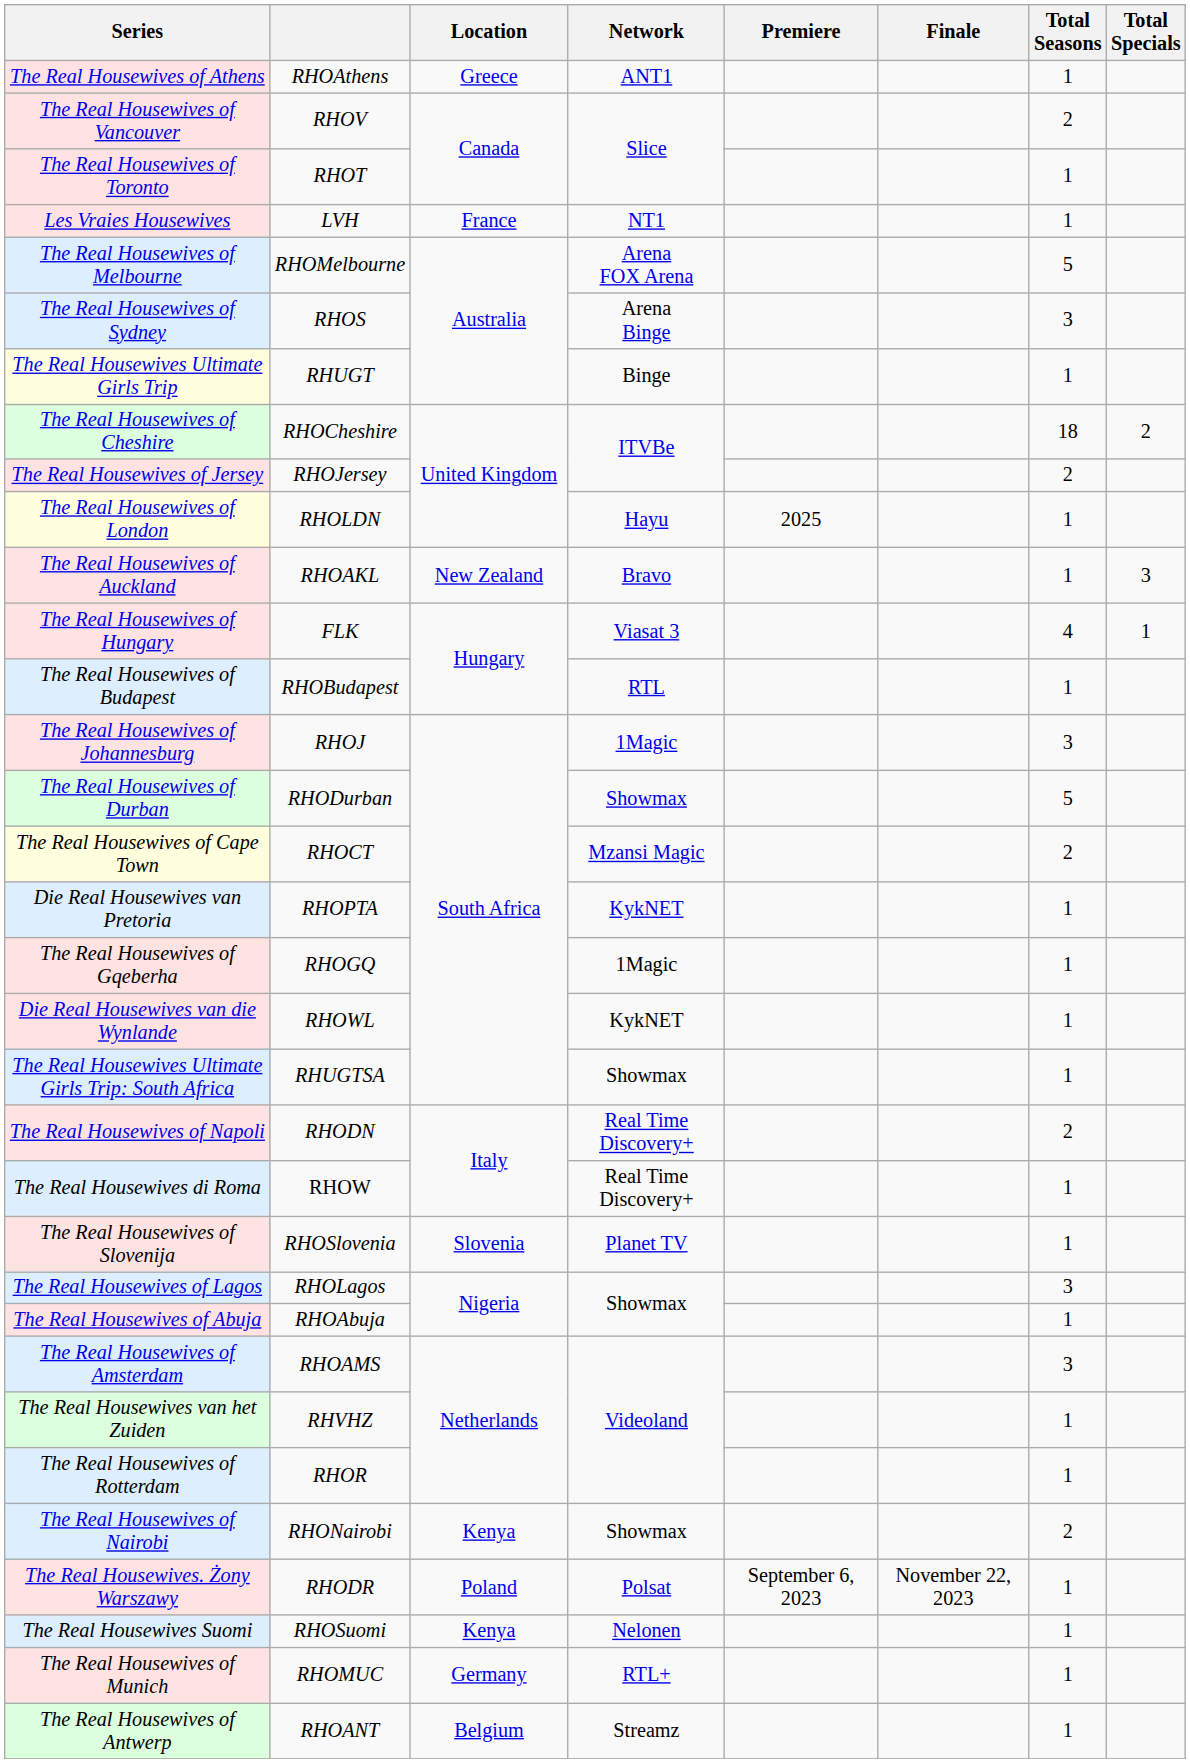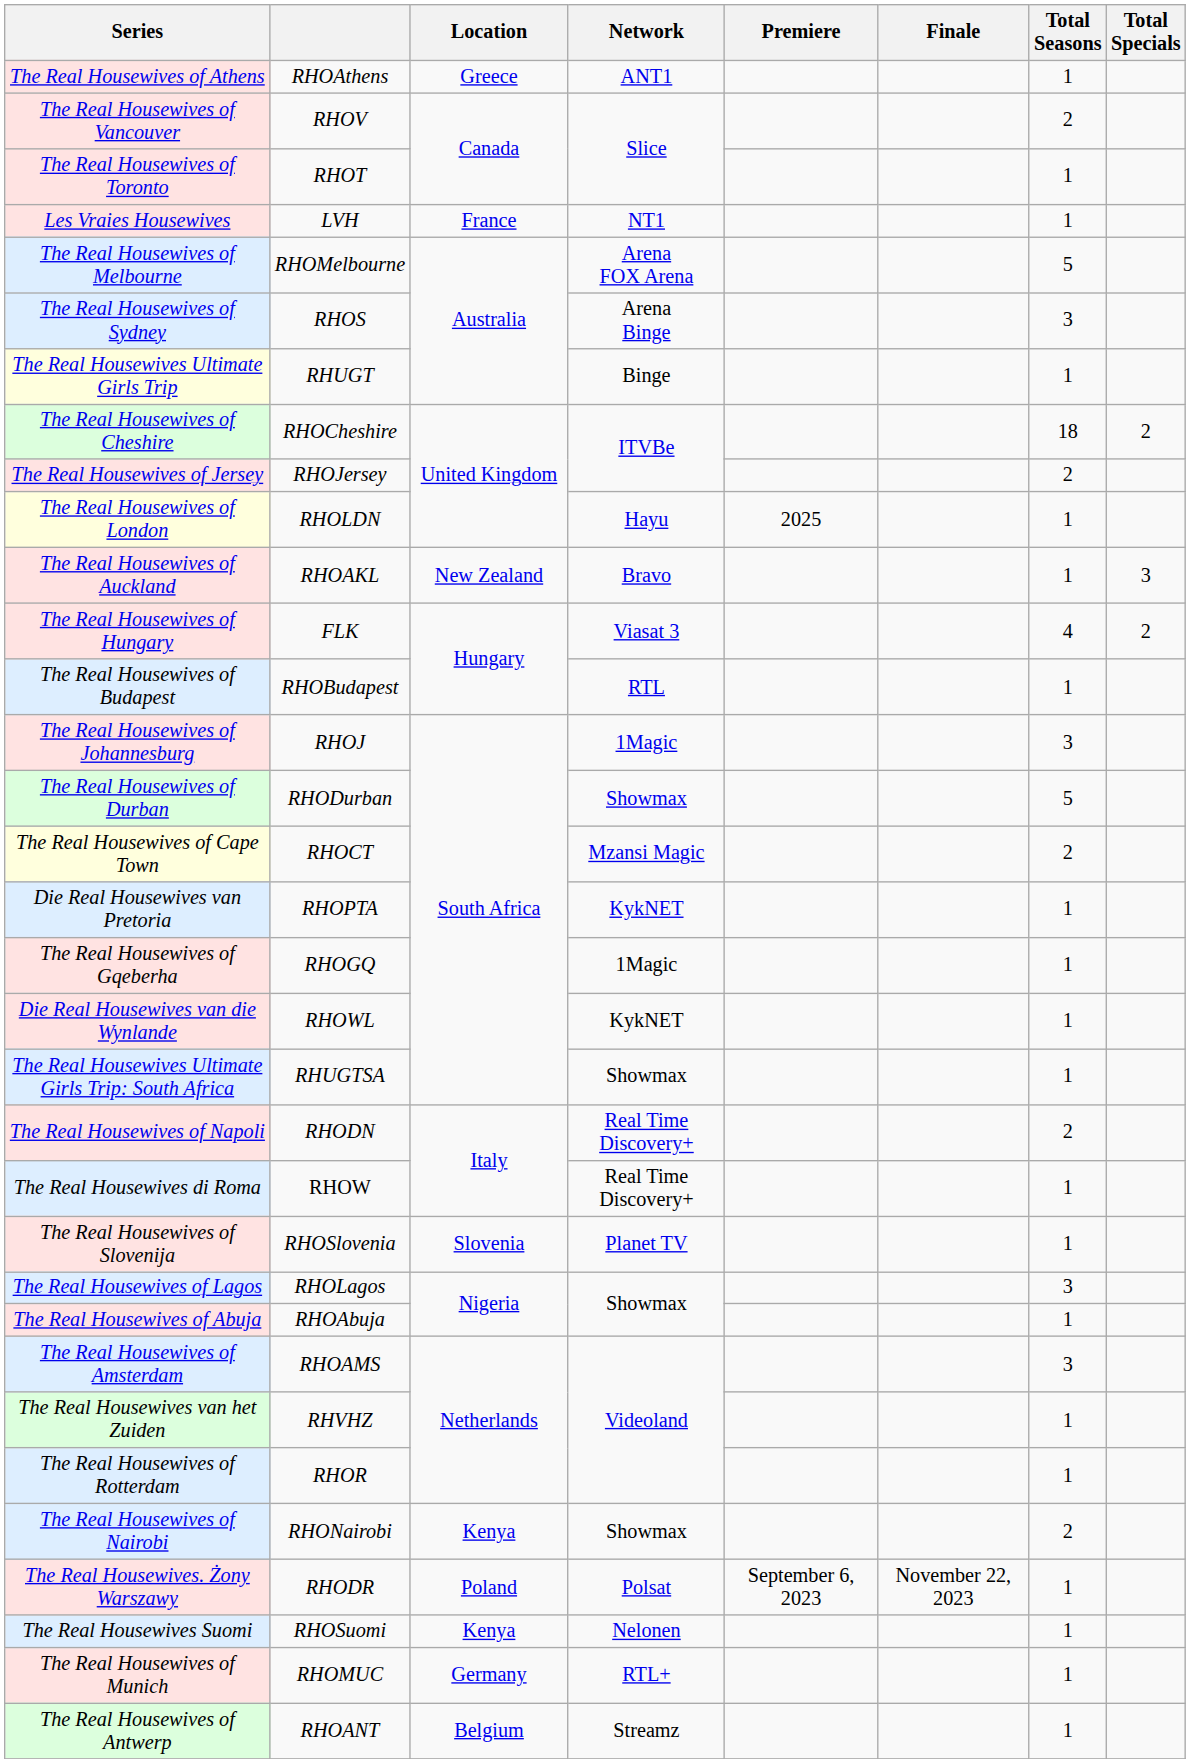(1146, 630) 1 -> (1146, 630) 2
